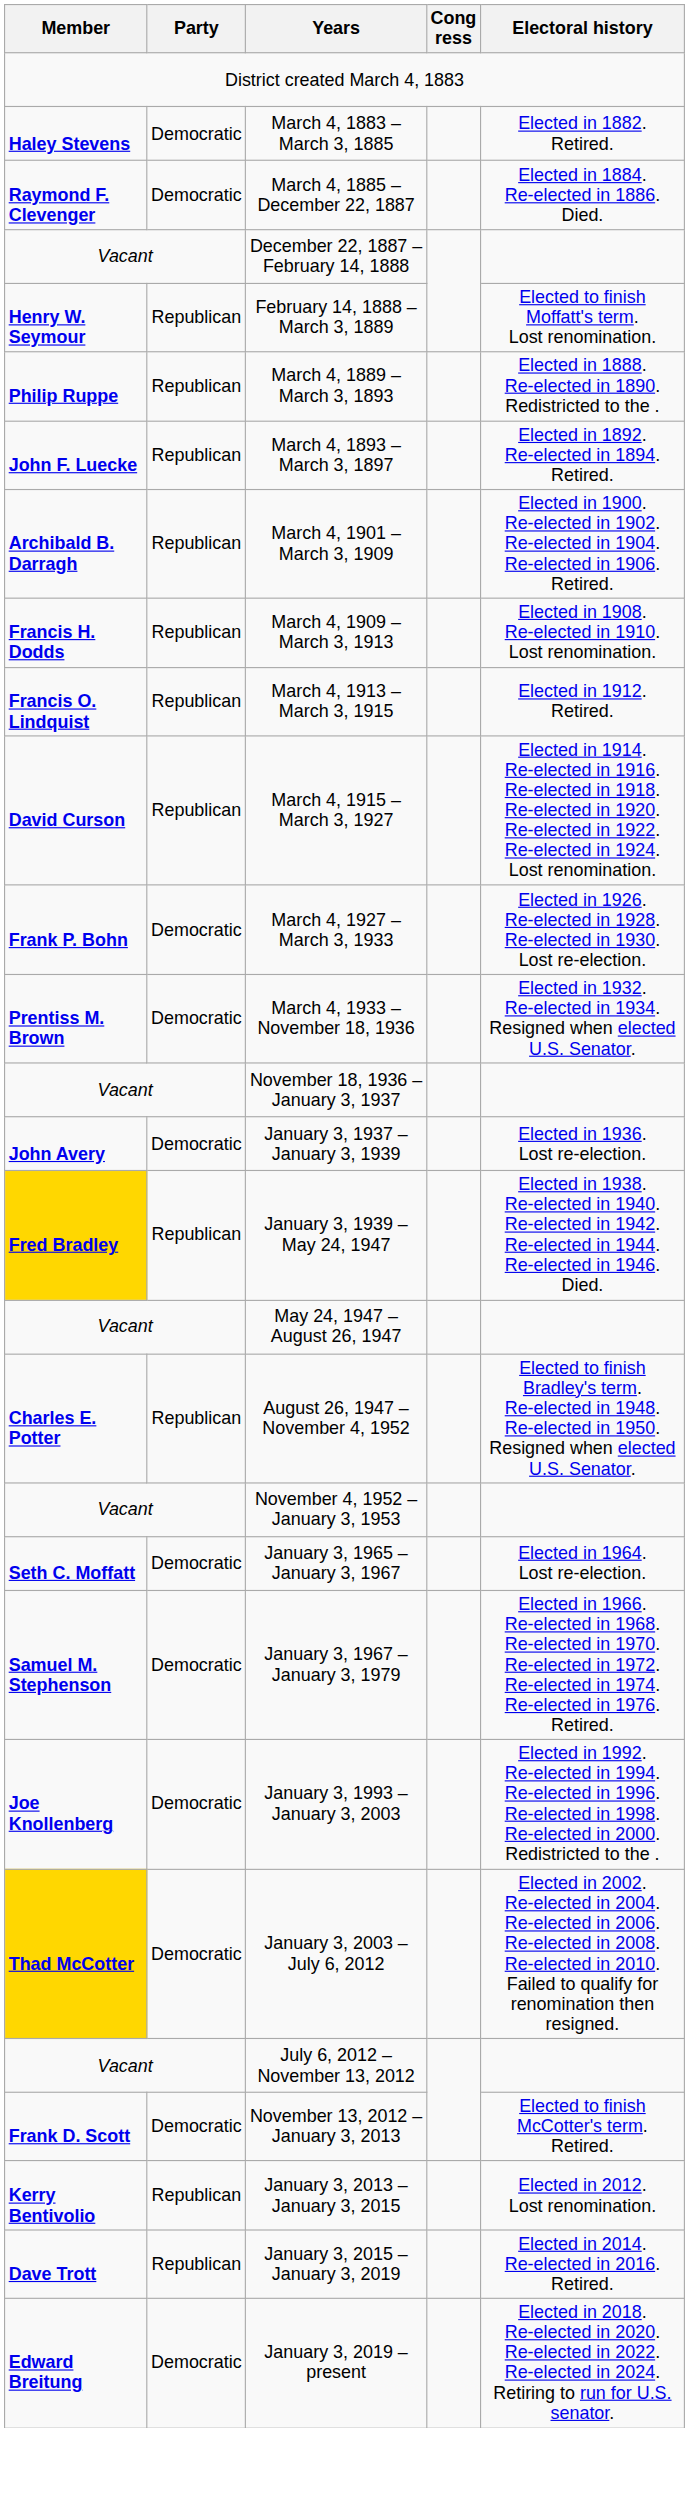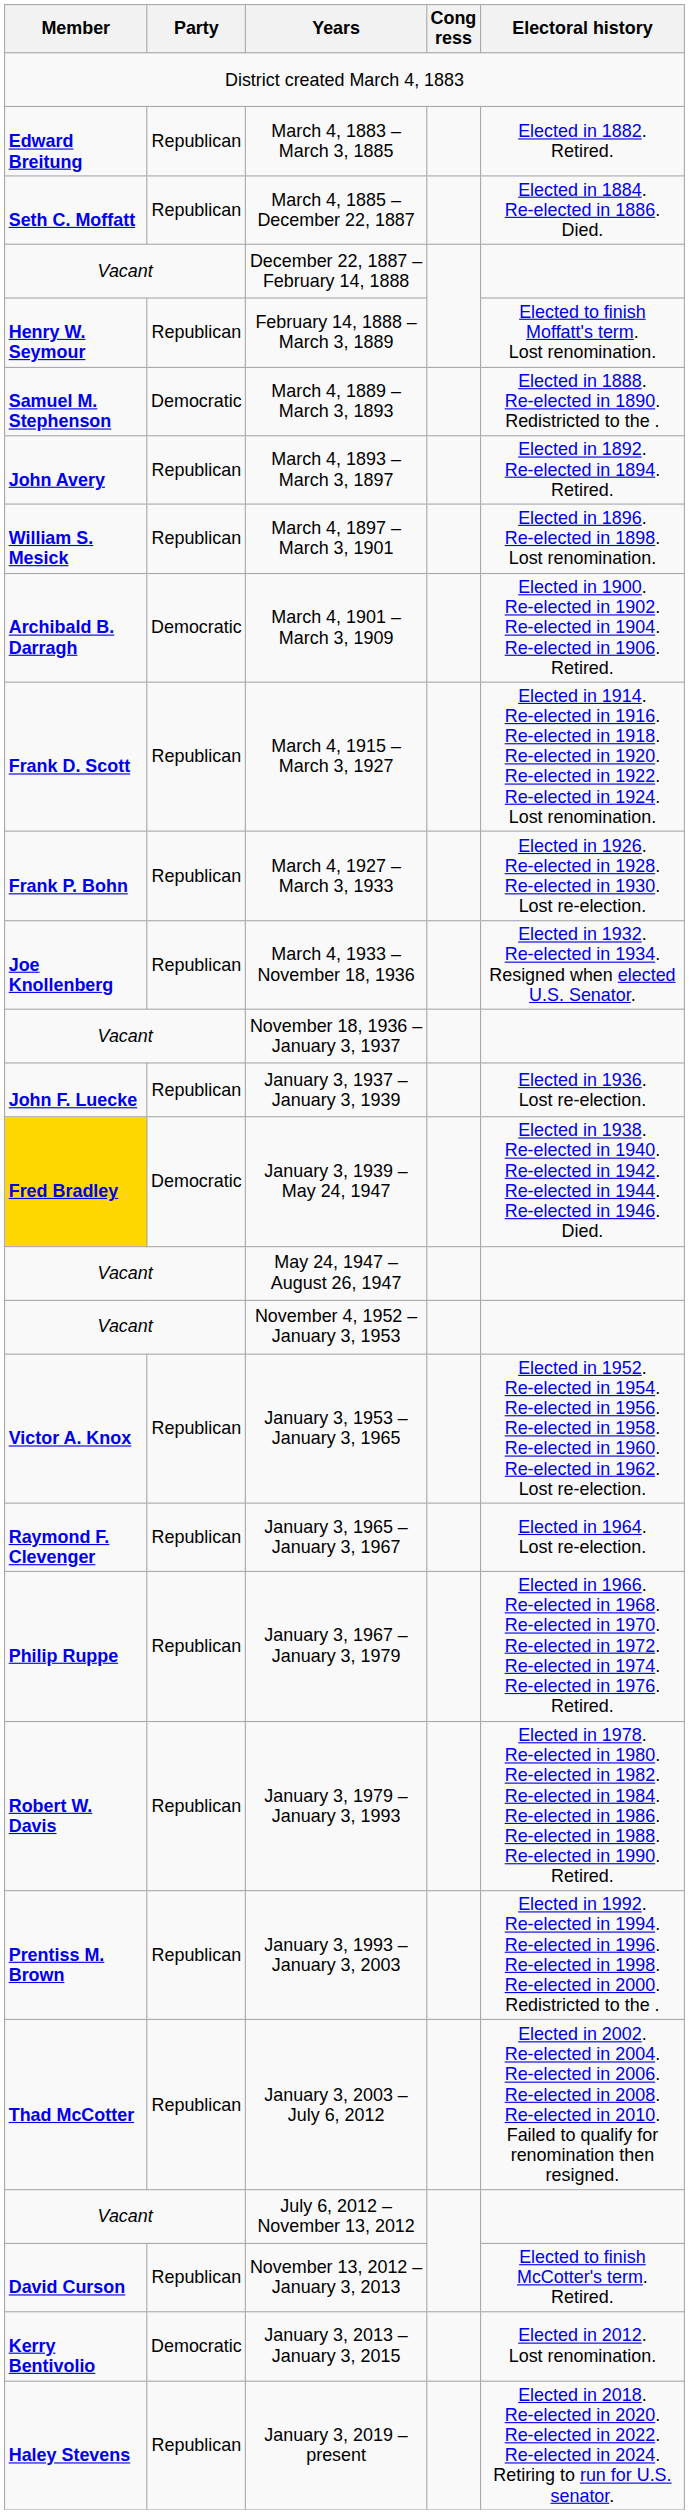(69, 143) Haley Stevens -> (46, 151) Edward Breitung
(196, 133) Democratic -> (196, 141) Republican
(59, 205) Raymond F. Clevenger -> (72, 220) Seth C. Moffatt
(196, 194) Democratic -> (196, 209) Republican
(63, 396) Philip Ruppe -> (60, 411) Samuel M. Stephenson
(196, 386) Republican -> (196, 401) Democratic
(73, 465) John F. Luecke -> (57, 480) John Avery
+ row: (336, 538)
(196, 543) Republican -> (196, 627) Democratic
- row: (336, 632)
- row: (336, 701)
(67, 820) David Curson -> (69, 766) Frank D. Scott
(196, 929) Democratic -> (196, 875) Republican
(56, 1028) Prentiss M. Brown -> (61, 974) Joe Knollenberg
(196, 1018) Democratic -> (196, 964) Republican
(57, 1153) John Avery -> (73, 1100) John F. Luecke
(196, 1143) Democratic -> (196, 1089) Republican
(196, 1235) Republican -> (196, 1181) Democratic
- row: (336, 1418)
+ row: (336, 1428)
(72, 1573) Seth C. Moffatt -> (59, 1547) Raymond F. Clevenger
(196, 1563) Democratic -> (196, 1537) Republican
(60, 1675) Samuel M. Stephenson -> (63, 1656) Philip Ruppe
(196, 1664) Democratic -> (196, 1646) Republican
+ row: (336, 1805)
(61, 1814) Joe Knollenberg -> (56, 1965) Prentiss M. Brown
(196, 1804) Democratic -> (196, 1955) Republican
(71, 1963) gold background -> (71, 2114) no background
(196, 1953) Democratic -> (196, 2104) Republican
(69, 2136) Frank D. Scott -> (67, 2287) David Curson
(196, 2126) Democratic -> (196, 2277) Republican
(196, 2195) Republican -> (196, 2346) Democratic
- row: (336, 2264)
(46, 2373) Edward Breitung -> (69, 2455) Haley Stevens
(196, 2363) Democratic -> (196, 2445) Republican
